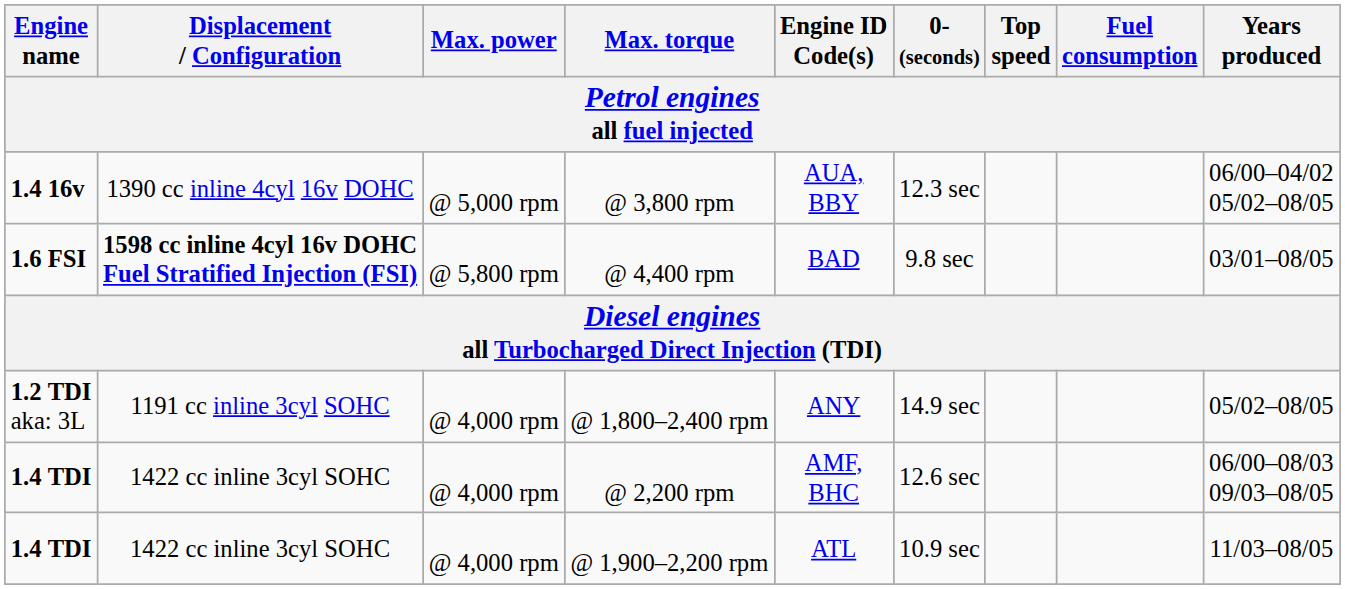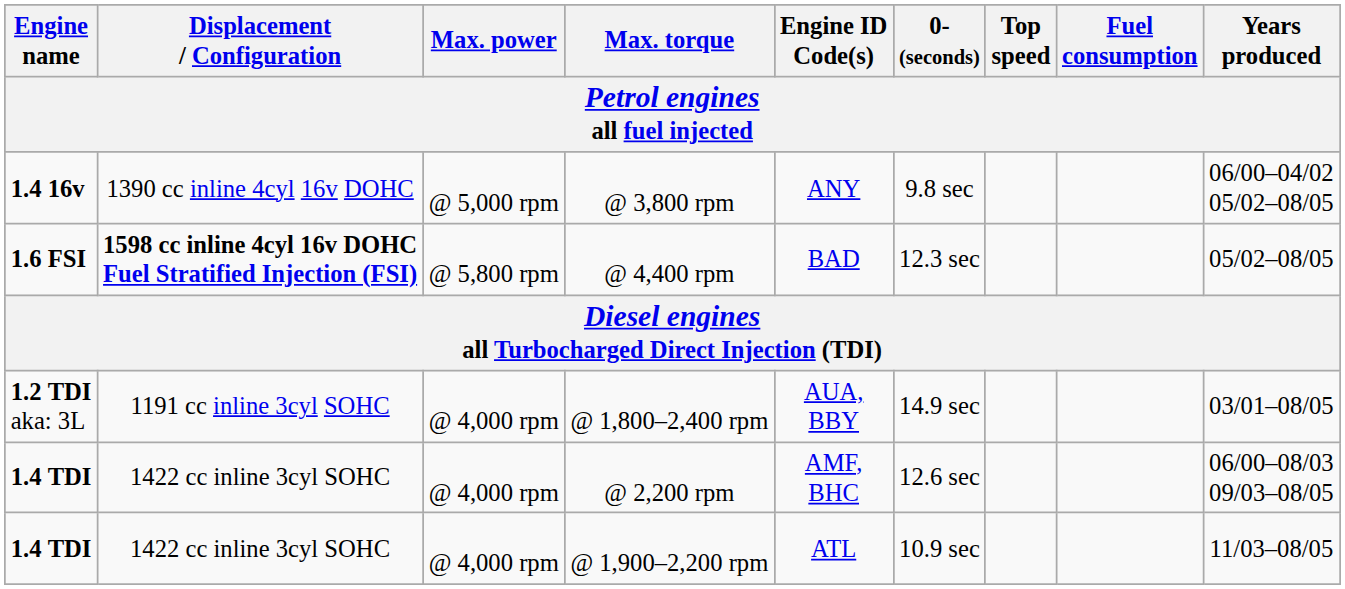(834, 187) AUA, BBY -> (834, 187) ANY
(939, 187) 12.3 sec -> (939, 187) 9.8 sec
(939, 258) 9.8 sec -> (939, 258) 12.3 sec
(1271, 258) 03/01–08/05 -> (1271, 258) 05/02–08/05
(834, 406) ANY -> (834, 406) AUA, BBY
(1271, 406) 05/02–08/05 -> (1271, 406) 03/01–08/05
